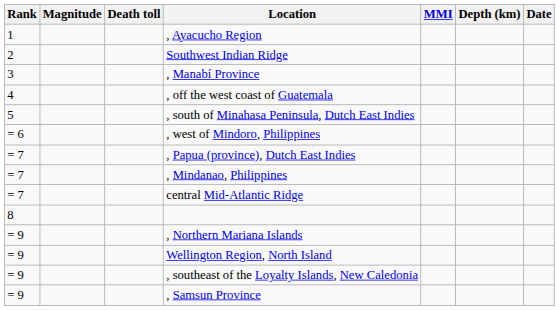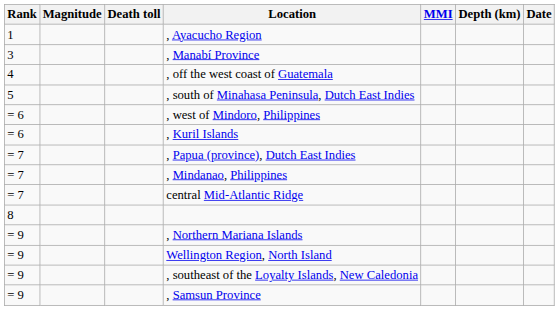- row: (227, 54)
+ row: (202, 134)
